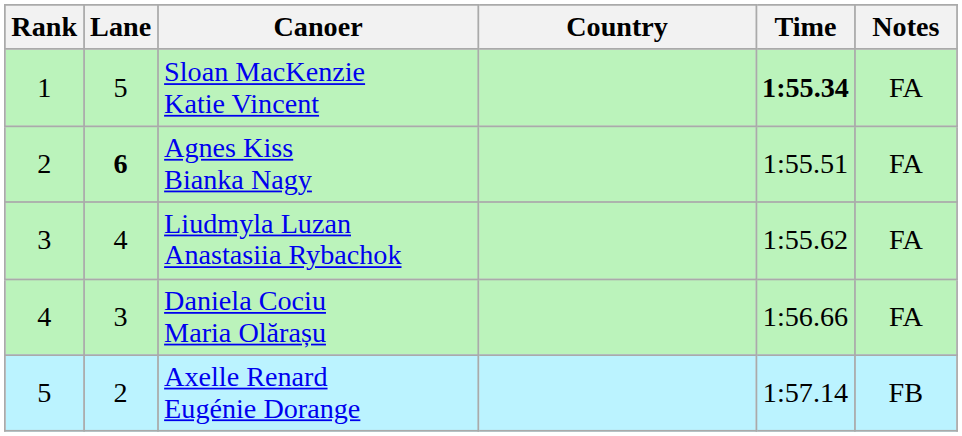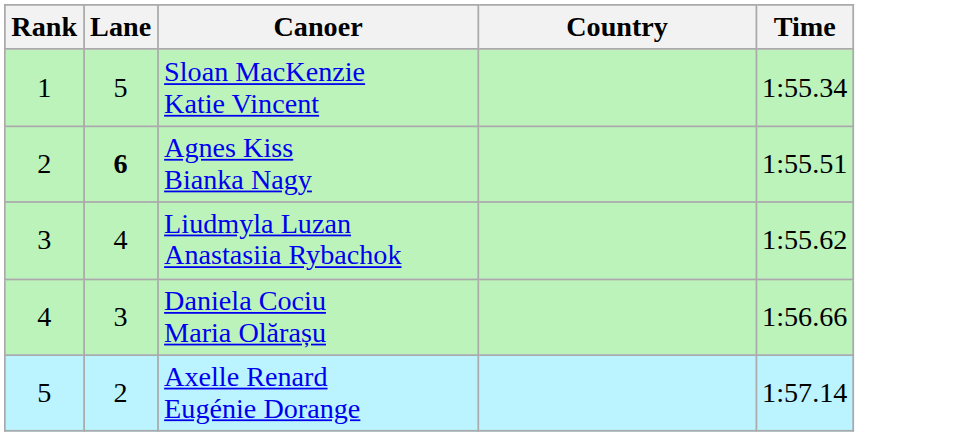- column: (906, 26)
(805, 87) bold -> (805, 87) normal
